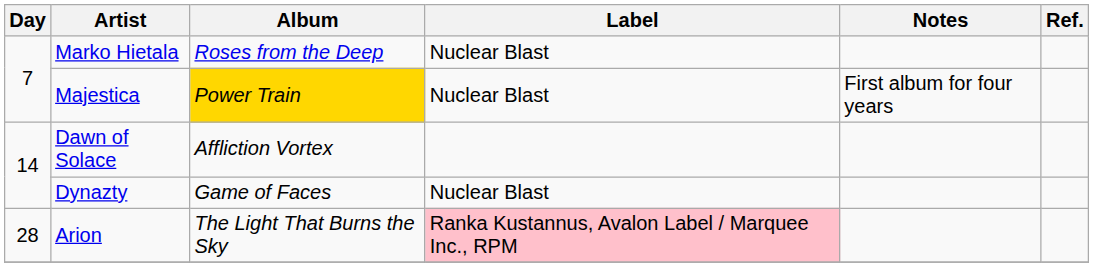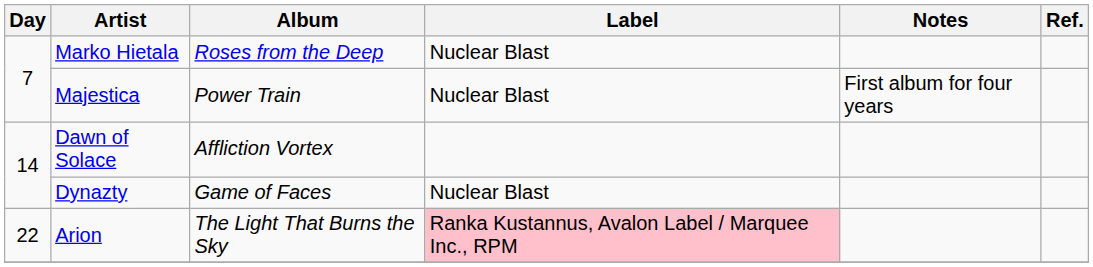(248, 95) gold background -> (248, 95) no background
(28, 235) 28 -> (28, 235) 22
